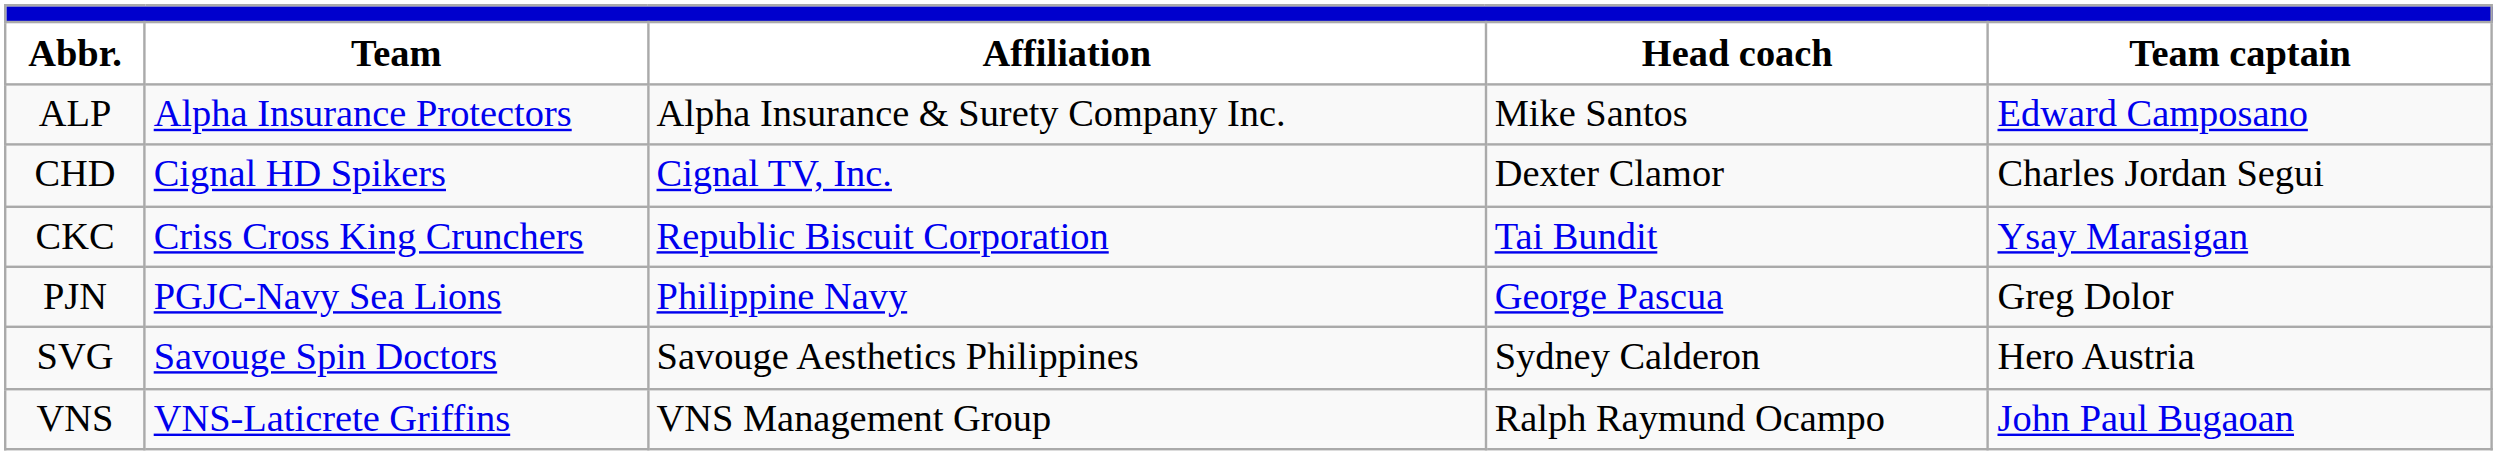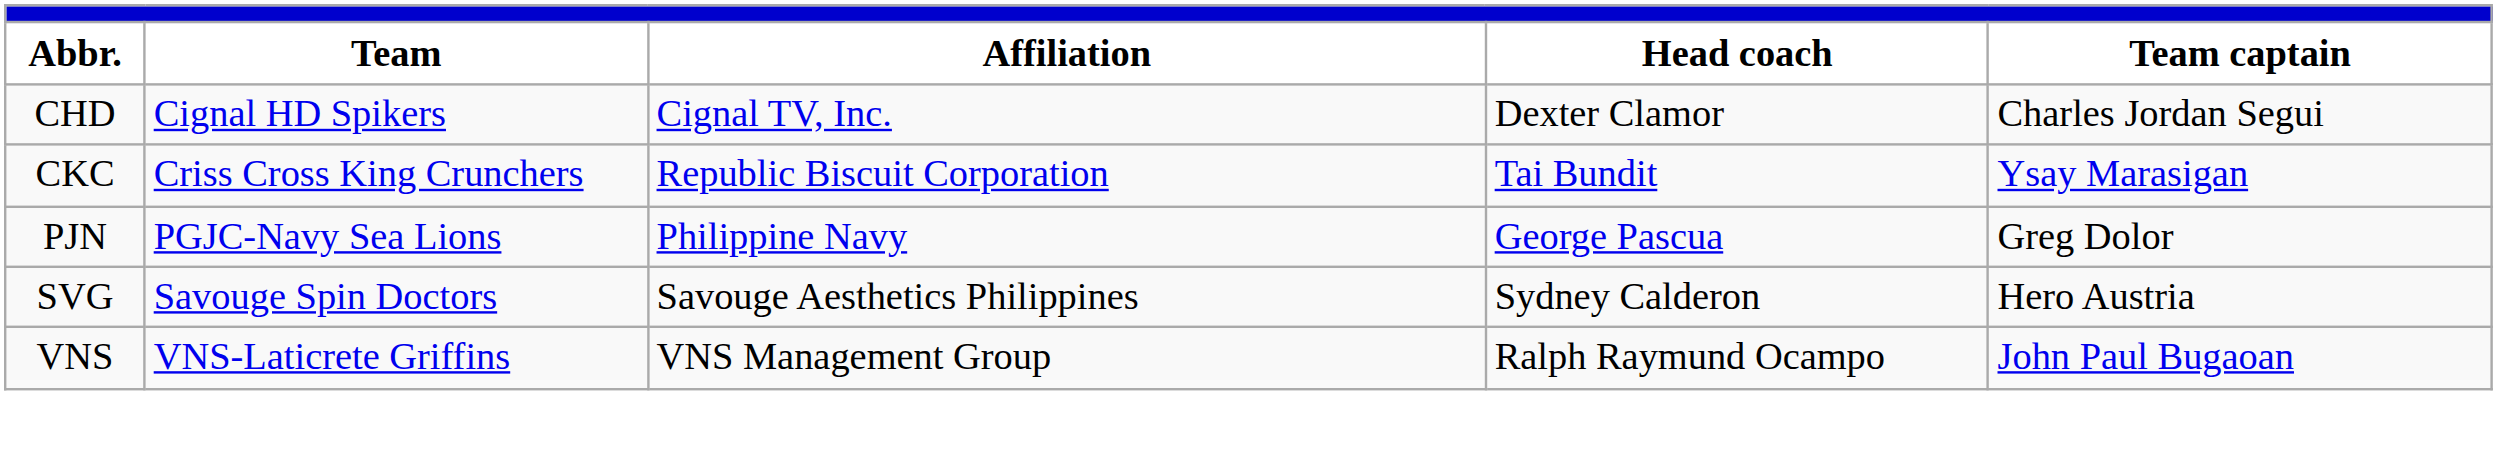- row: (75, 113)
